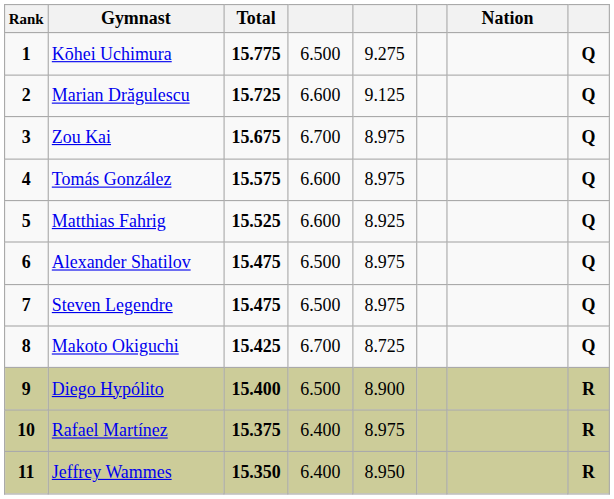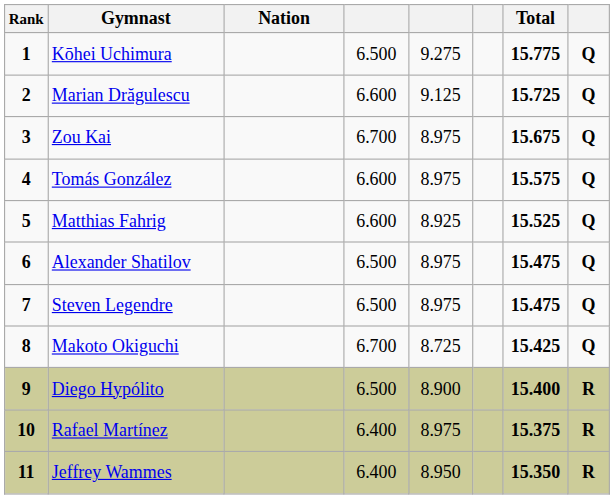columns swapped: (508, 18) <-> (256, 18)
